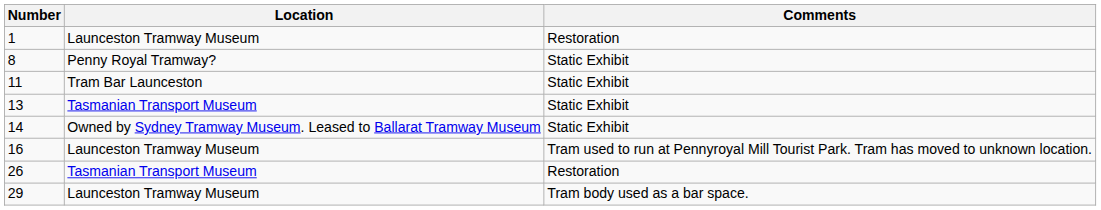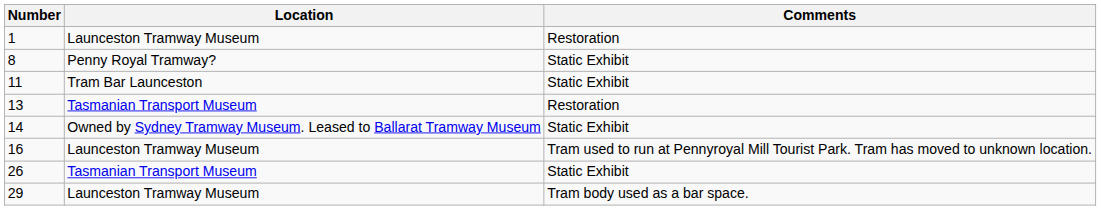(588, 104) Static Exhibit -> (583, 104) Restoration
(583, 171) Restoration -> (588, 171) Static Exhibit
